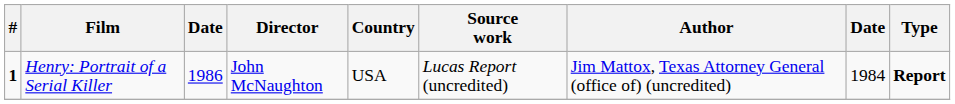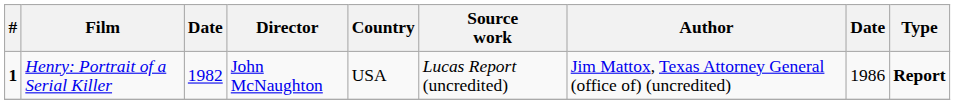(205, 75) 1986 -> (205, 75) 1982
(868, 75) 1984 -> (868, 75) 1986
